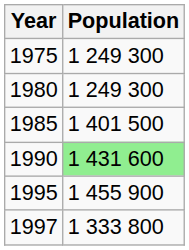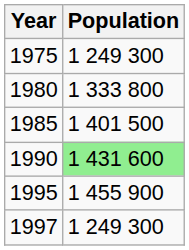(116, 90) 1 249 300 -> (116, 90) 1 333 800
(116, 227) 1 333 800 -> (116, 227) 1 249 300
